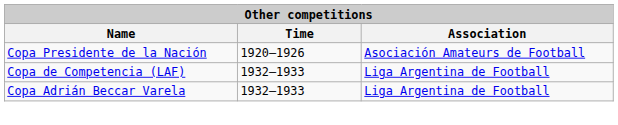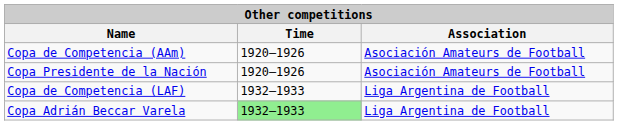+ row: (96, 53)
(272, 91) no background -> (272, 110) lightgreen background
